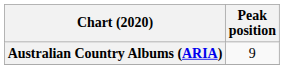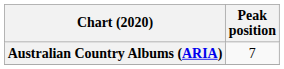(252, 53) 9 -> (252, 53) 7
